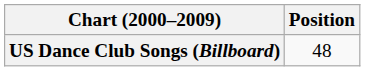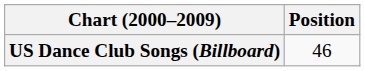(322, 50) 48 -> (322, 50) 46
